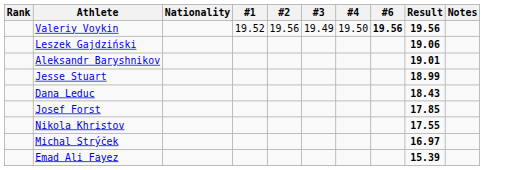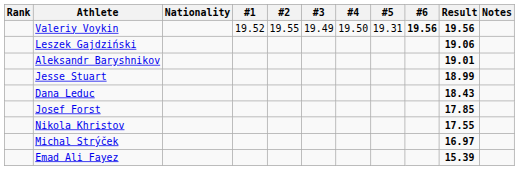+ column: (388, 12)
(284, 29) 19.56 -> (284, 29) 19.55
